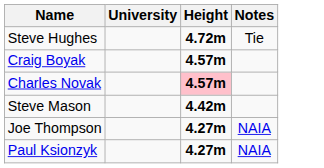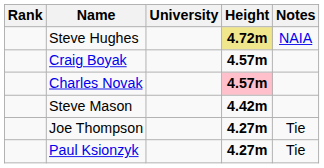+ column: (25, 15)
(206, 38) no background -> (247, 38) khaki background
(254, 38) Tie -> (296, 38) NAIA
(254, 128) NAIA -> (296, 128) Tie
(254, 151) NAIA -> (296, 151) Tie
